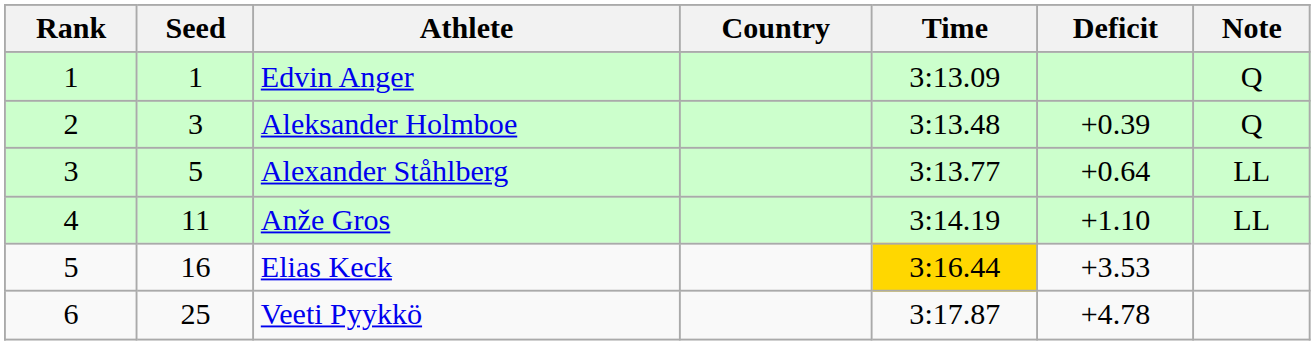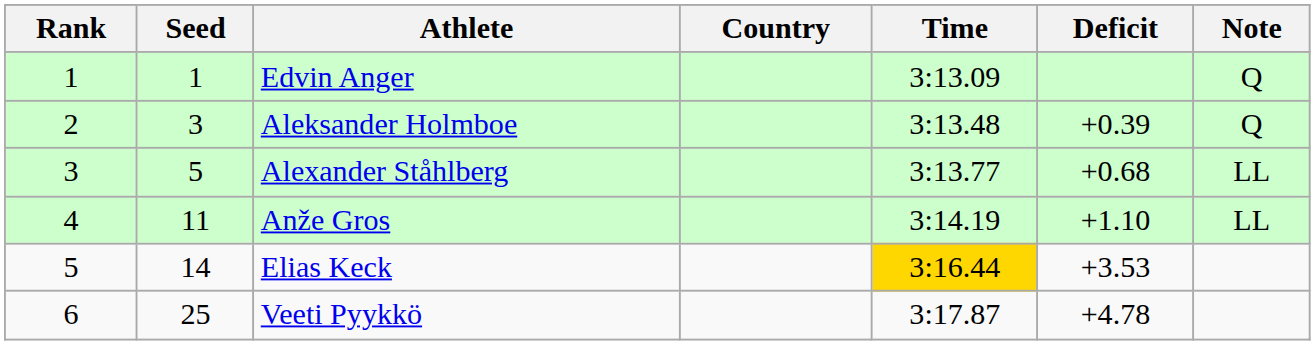(1115, 171) +0.64 -> (1115, 171) +0.68
(196, 266) 16 -> (196, 266) 14
